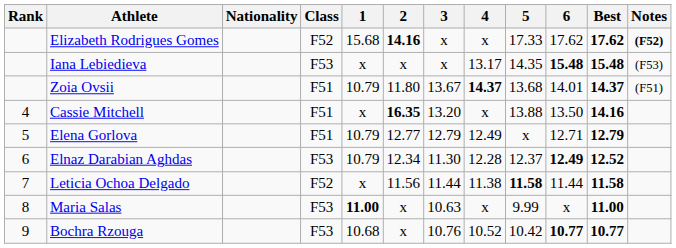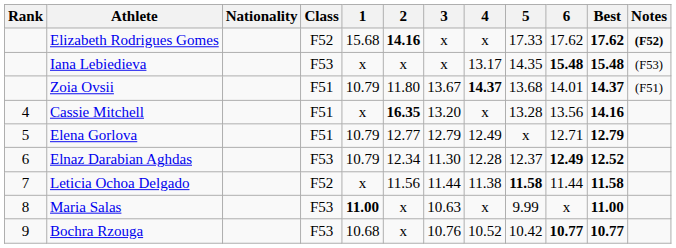(526, 111) 13.88 -> (526, 111) 13.28
(566, 111) 13.50 -> (566, 111) 13.56
